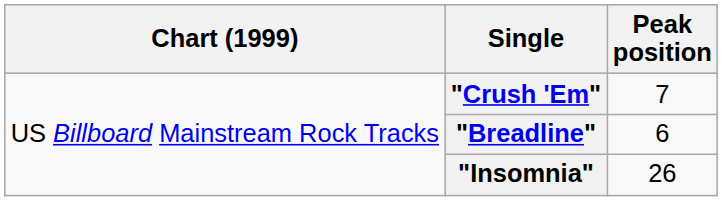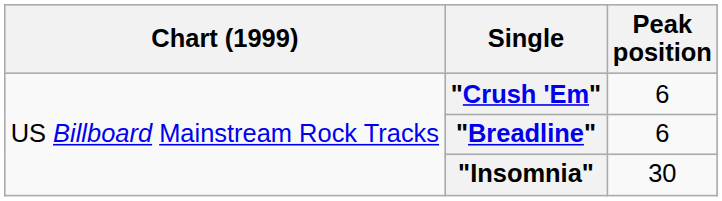(662, 93) 7 -> (662, 93) 6
(662, 174) 26 -> (662, 174) 30
